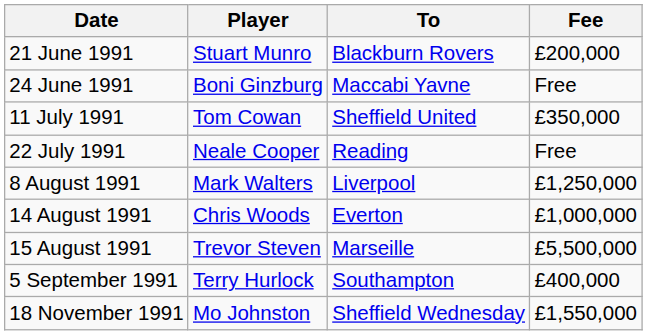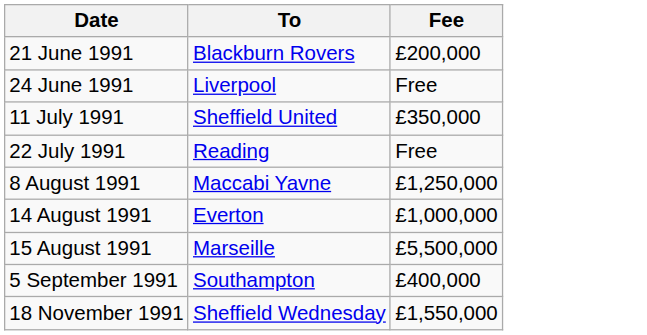- column: (258, 20)
(401, 85) Maccabi Yavne -> (235, 85) Liverpool
(374, 183) Liverpool -> (262, 183) Maccabi Yavne
